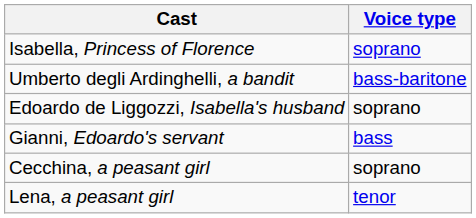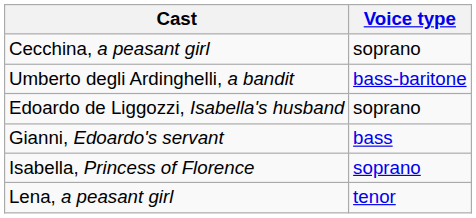rows swapped: (132, 49) <-> (109, 167)
